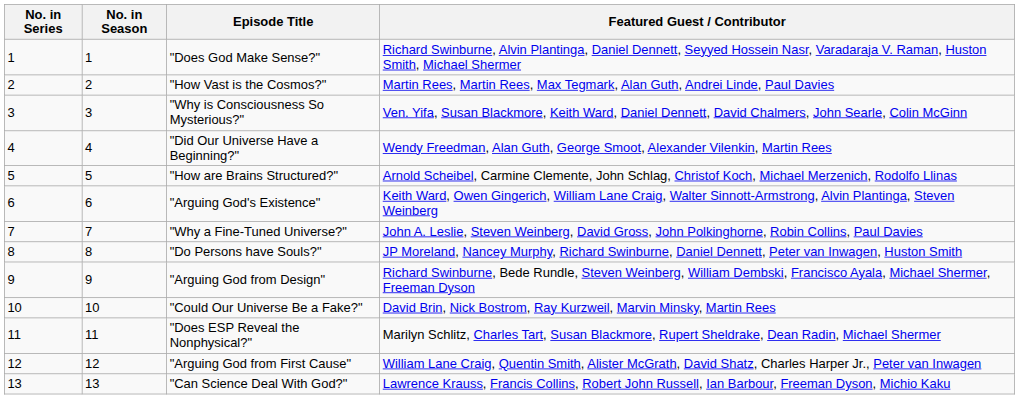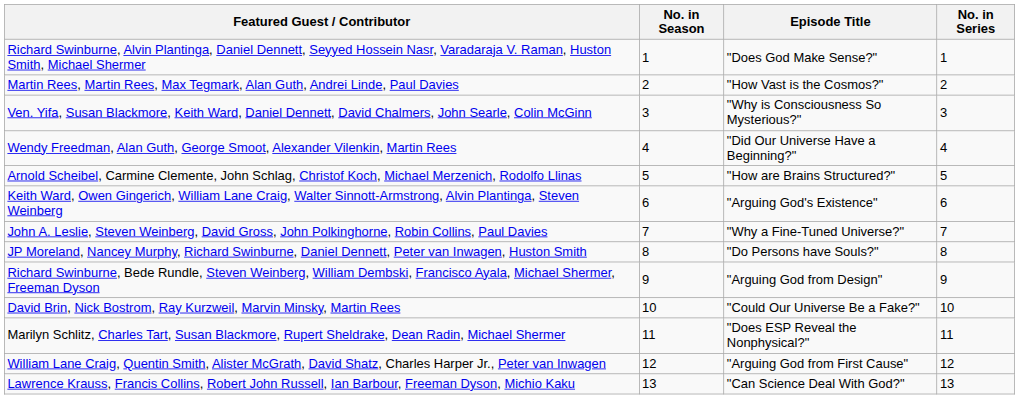columns swapped: (43, 22) <-> (697, 22)
